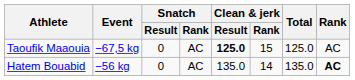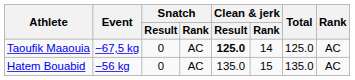(266, 49) 15 -> (266, 49) 14
(266, 67) 14 -> (266, 67) 15
(333, 67) bold -> (333, 67) normal
